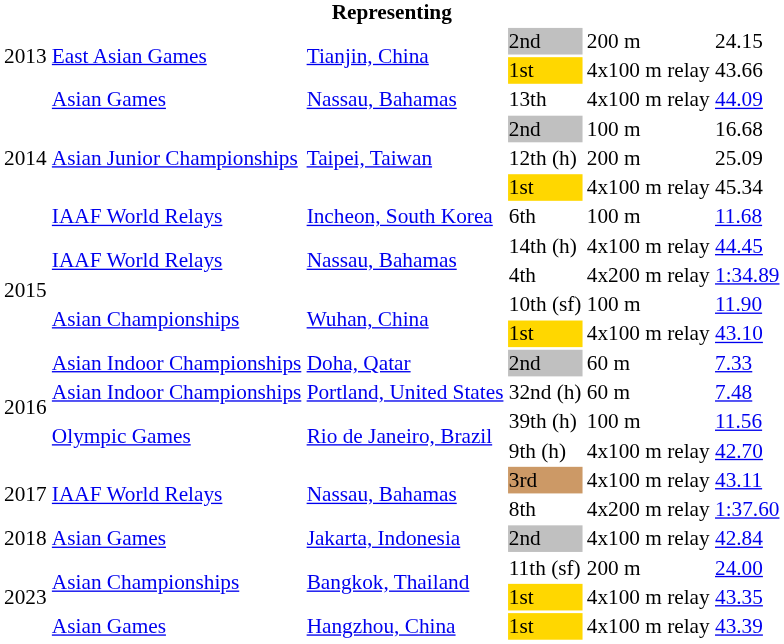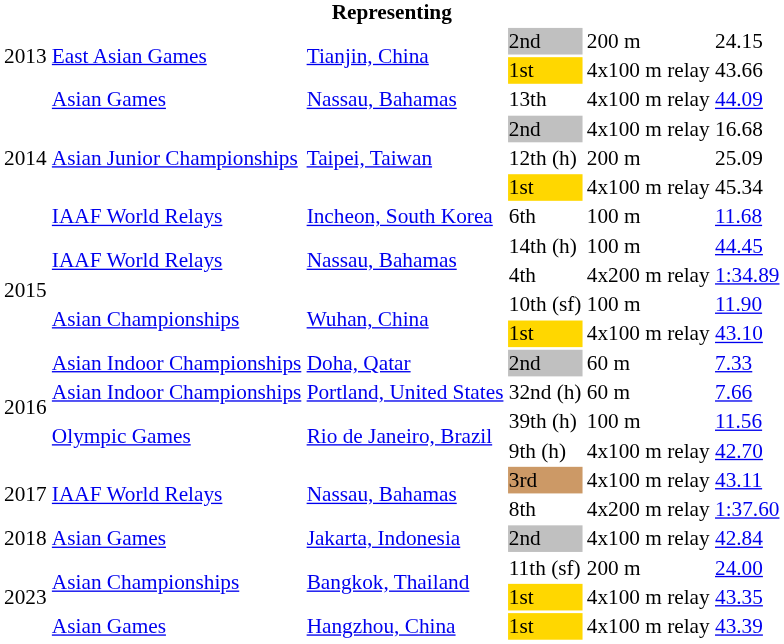(614, 128) 100 m -> (648, 128) 4x100 m relay
(648, 245) 4x100 m relay -> (614, 245) 100 m
(734, 392) 7.48 -> (734, 392) 7.66
